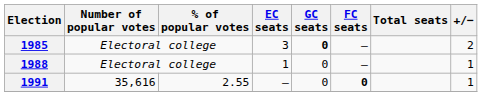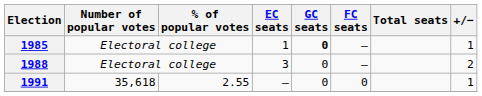(285, 45) 3 -> (285, 45) 1
(470, 45) 2 -> (470, 45) 1
(285, 64) 1 -> (285, 64) 3
(470, 64) 1 -> (470, 64) 2
(135, 82) 35,616 -> (135, 82) 35,618
(364, 82) bold -> (364, 82) normal
